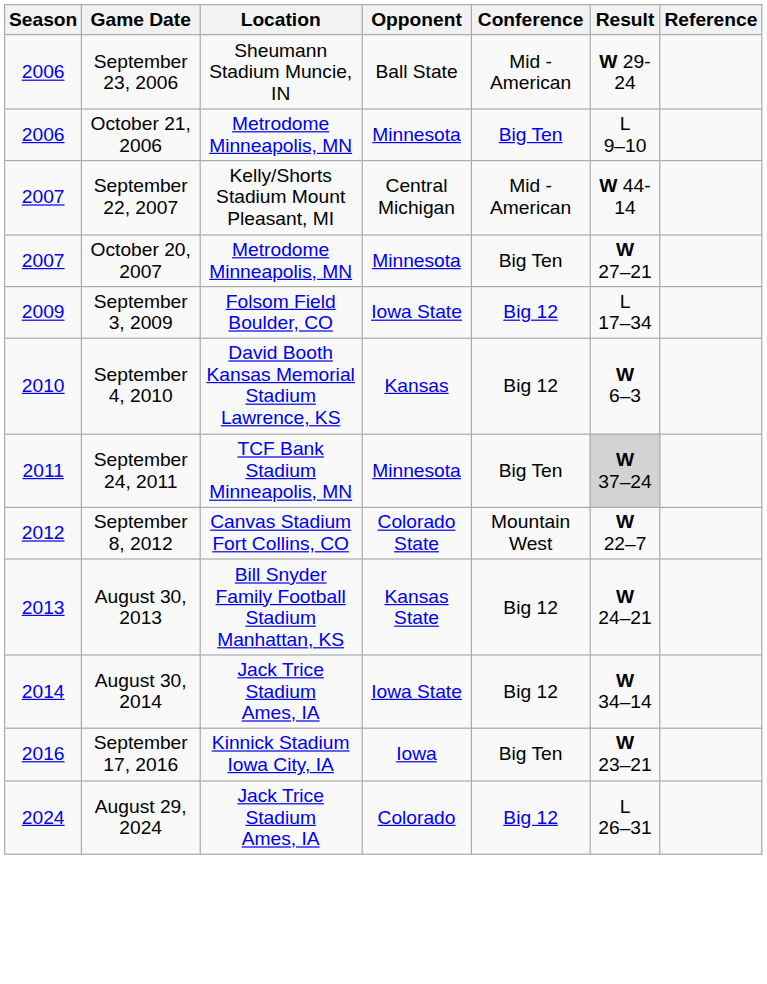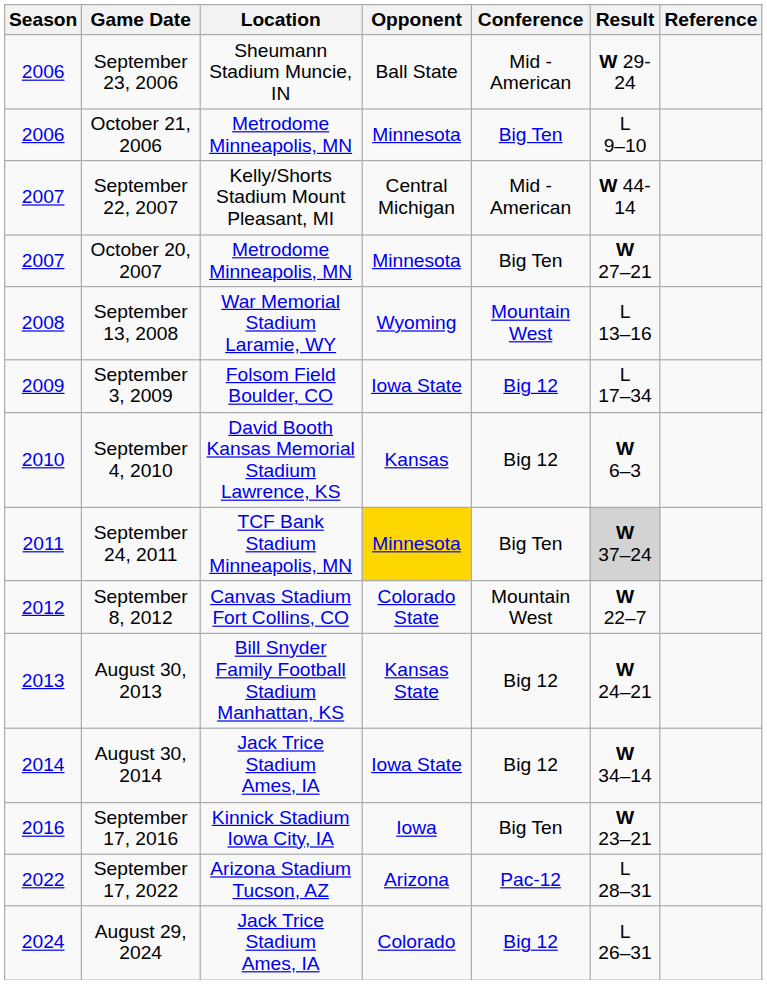+ row: (141, 323)
(416, 470) no background -> (416, 544) gold background
+ row: (141, 879)
